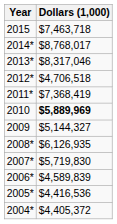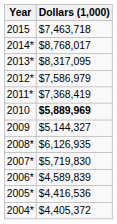(65, 62) $8,317,046 -> (65, 62) $8,317,095
(65, 78) $4,706,518 -> (65, 78) $7,586,979
